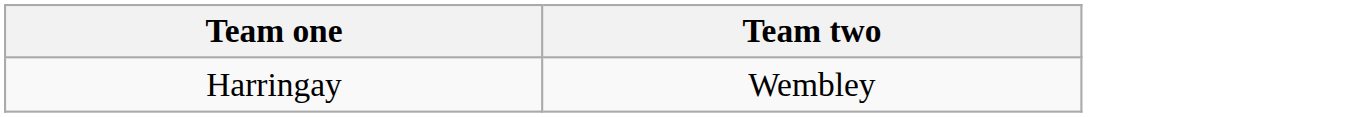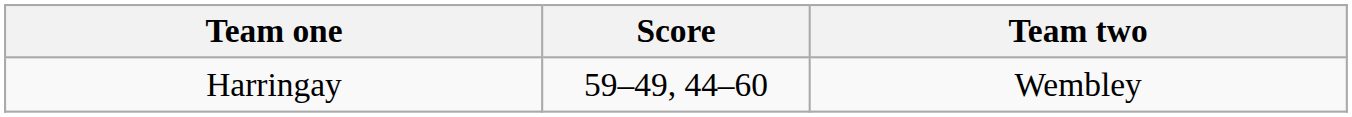+ column: (676, 31)
